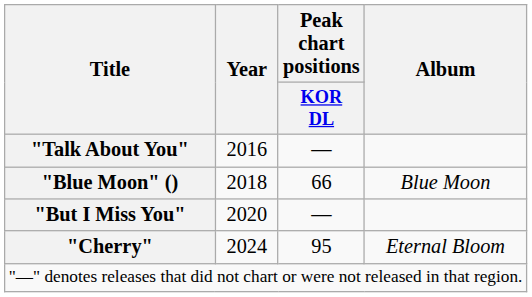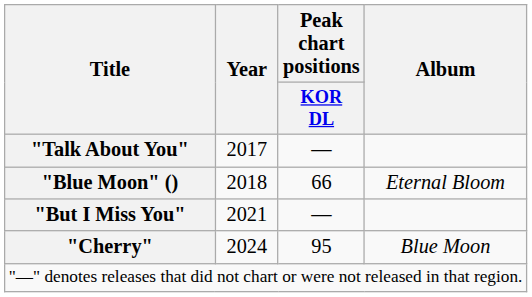(247, 150) 2016 -> (247, 150) 2017
(445, 182) Blue Moon -> (445, 182) Eternal Bloom
(247, 214) 2020 -> (247, 214) 2021
(445, 246) Eternal Bloom -> (445, 246) Blue Moon
